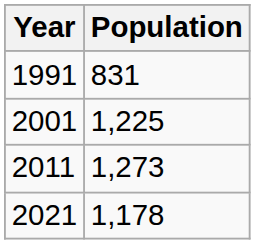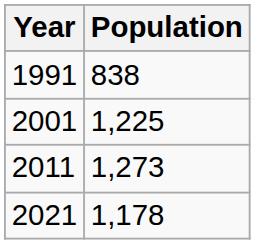(115, 74) 831 -> (115, 74) 838
